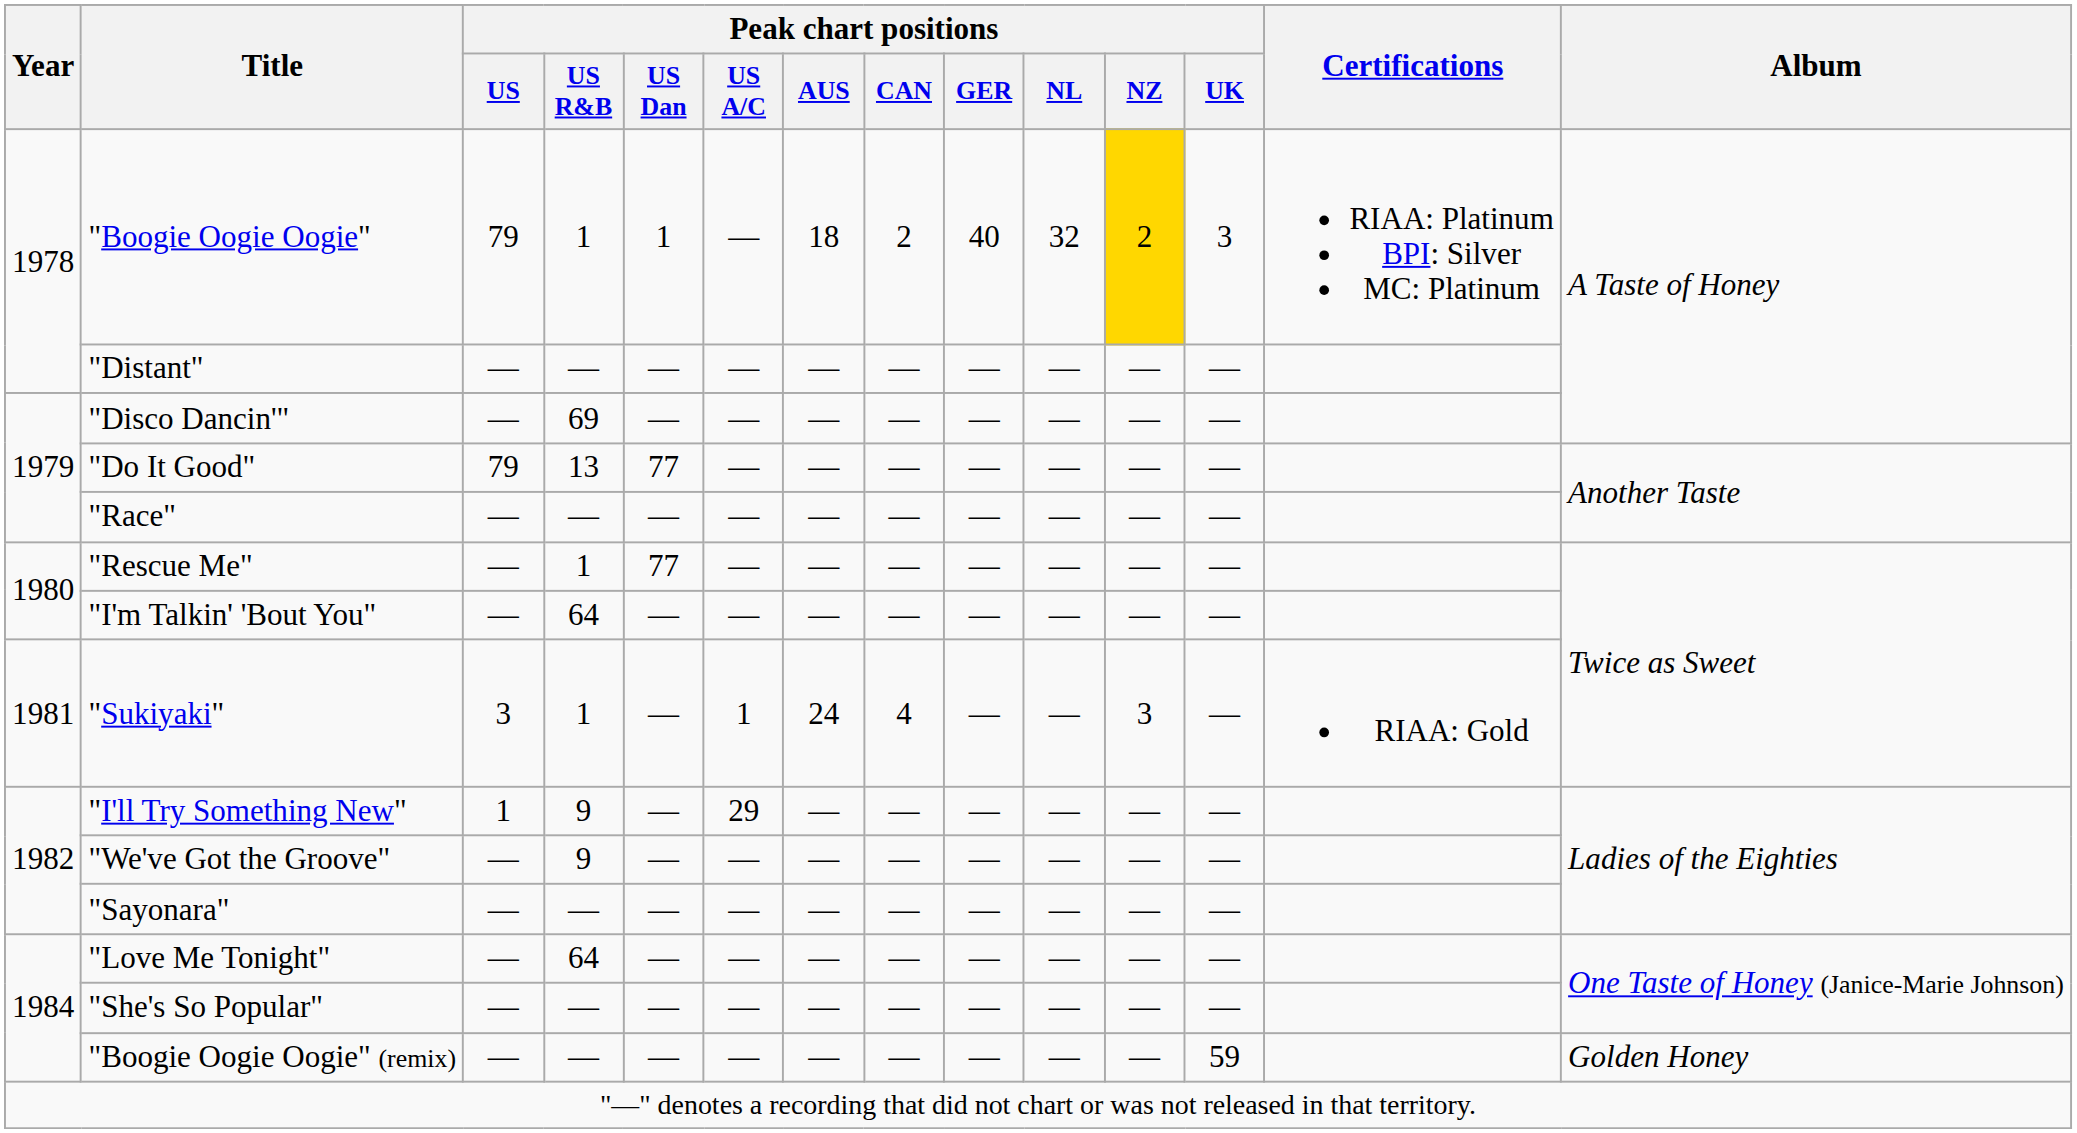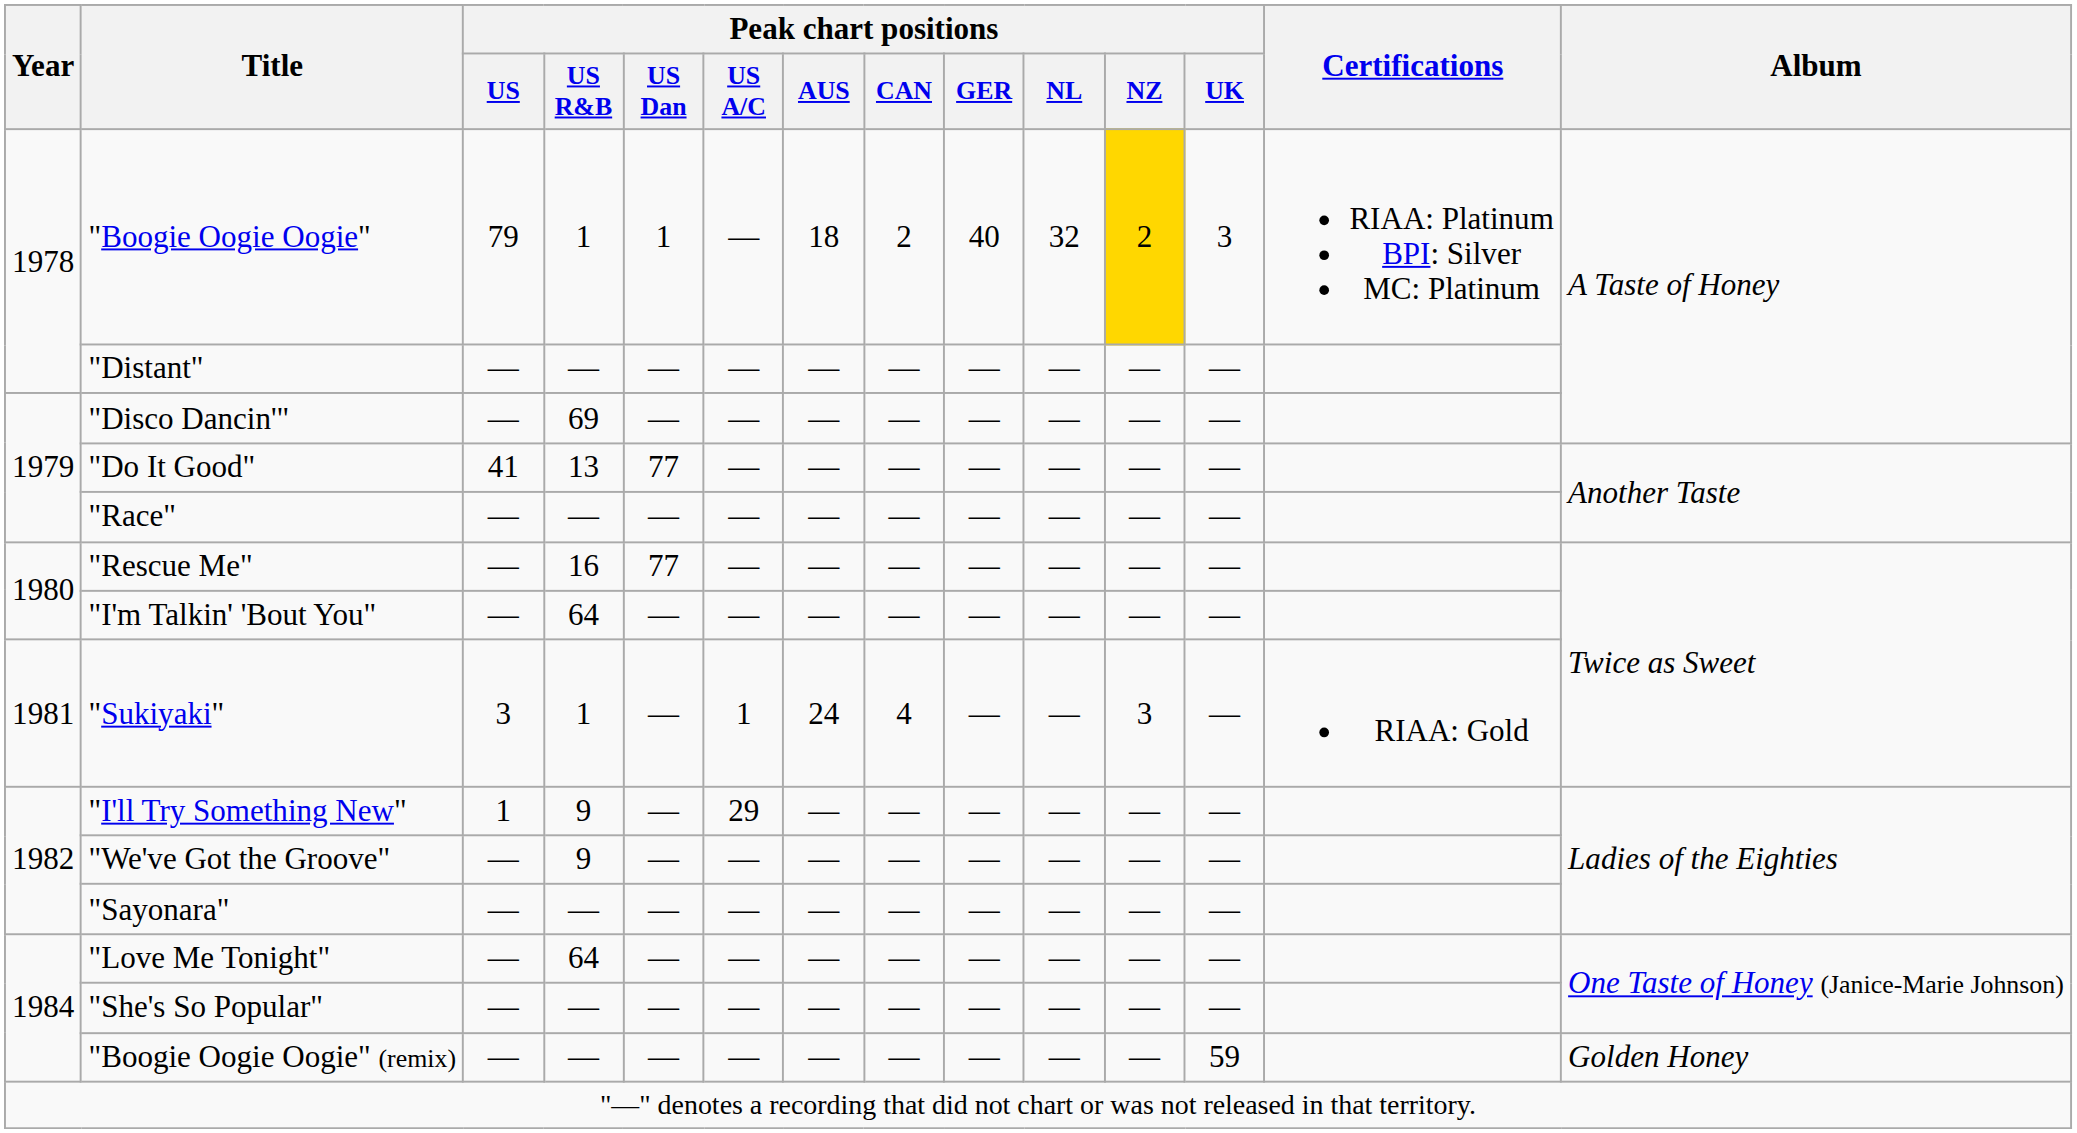(503, 467) 79 -> (503, 467) 41
(583, 565) 1 -> (583, 565) 16
